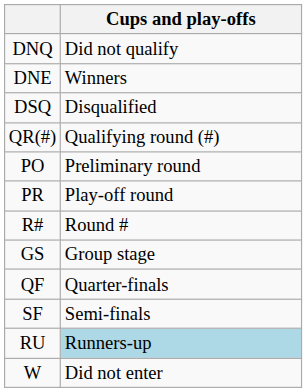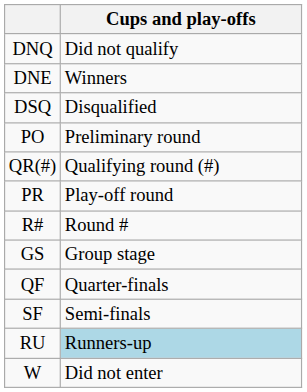rows swapped: (33, 136) <-> (33, 166)
